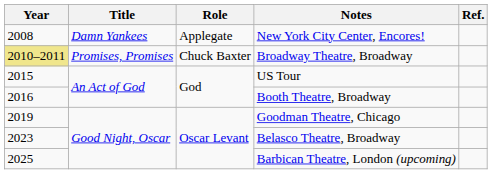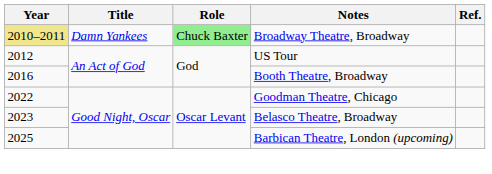- row: (341, 35)
(122, 55) Promises, Promises -> (109, 35) Damn Yankees
(215, 55) no background -> (212, 35) lightgreen background
(20, 76) 2015 -> (20, 55) 2012
(20, 117) 2019 -> (20, 96) 2022
